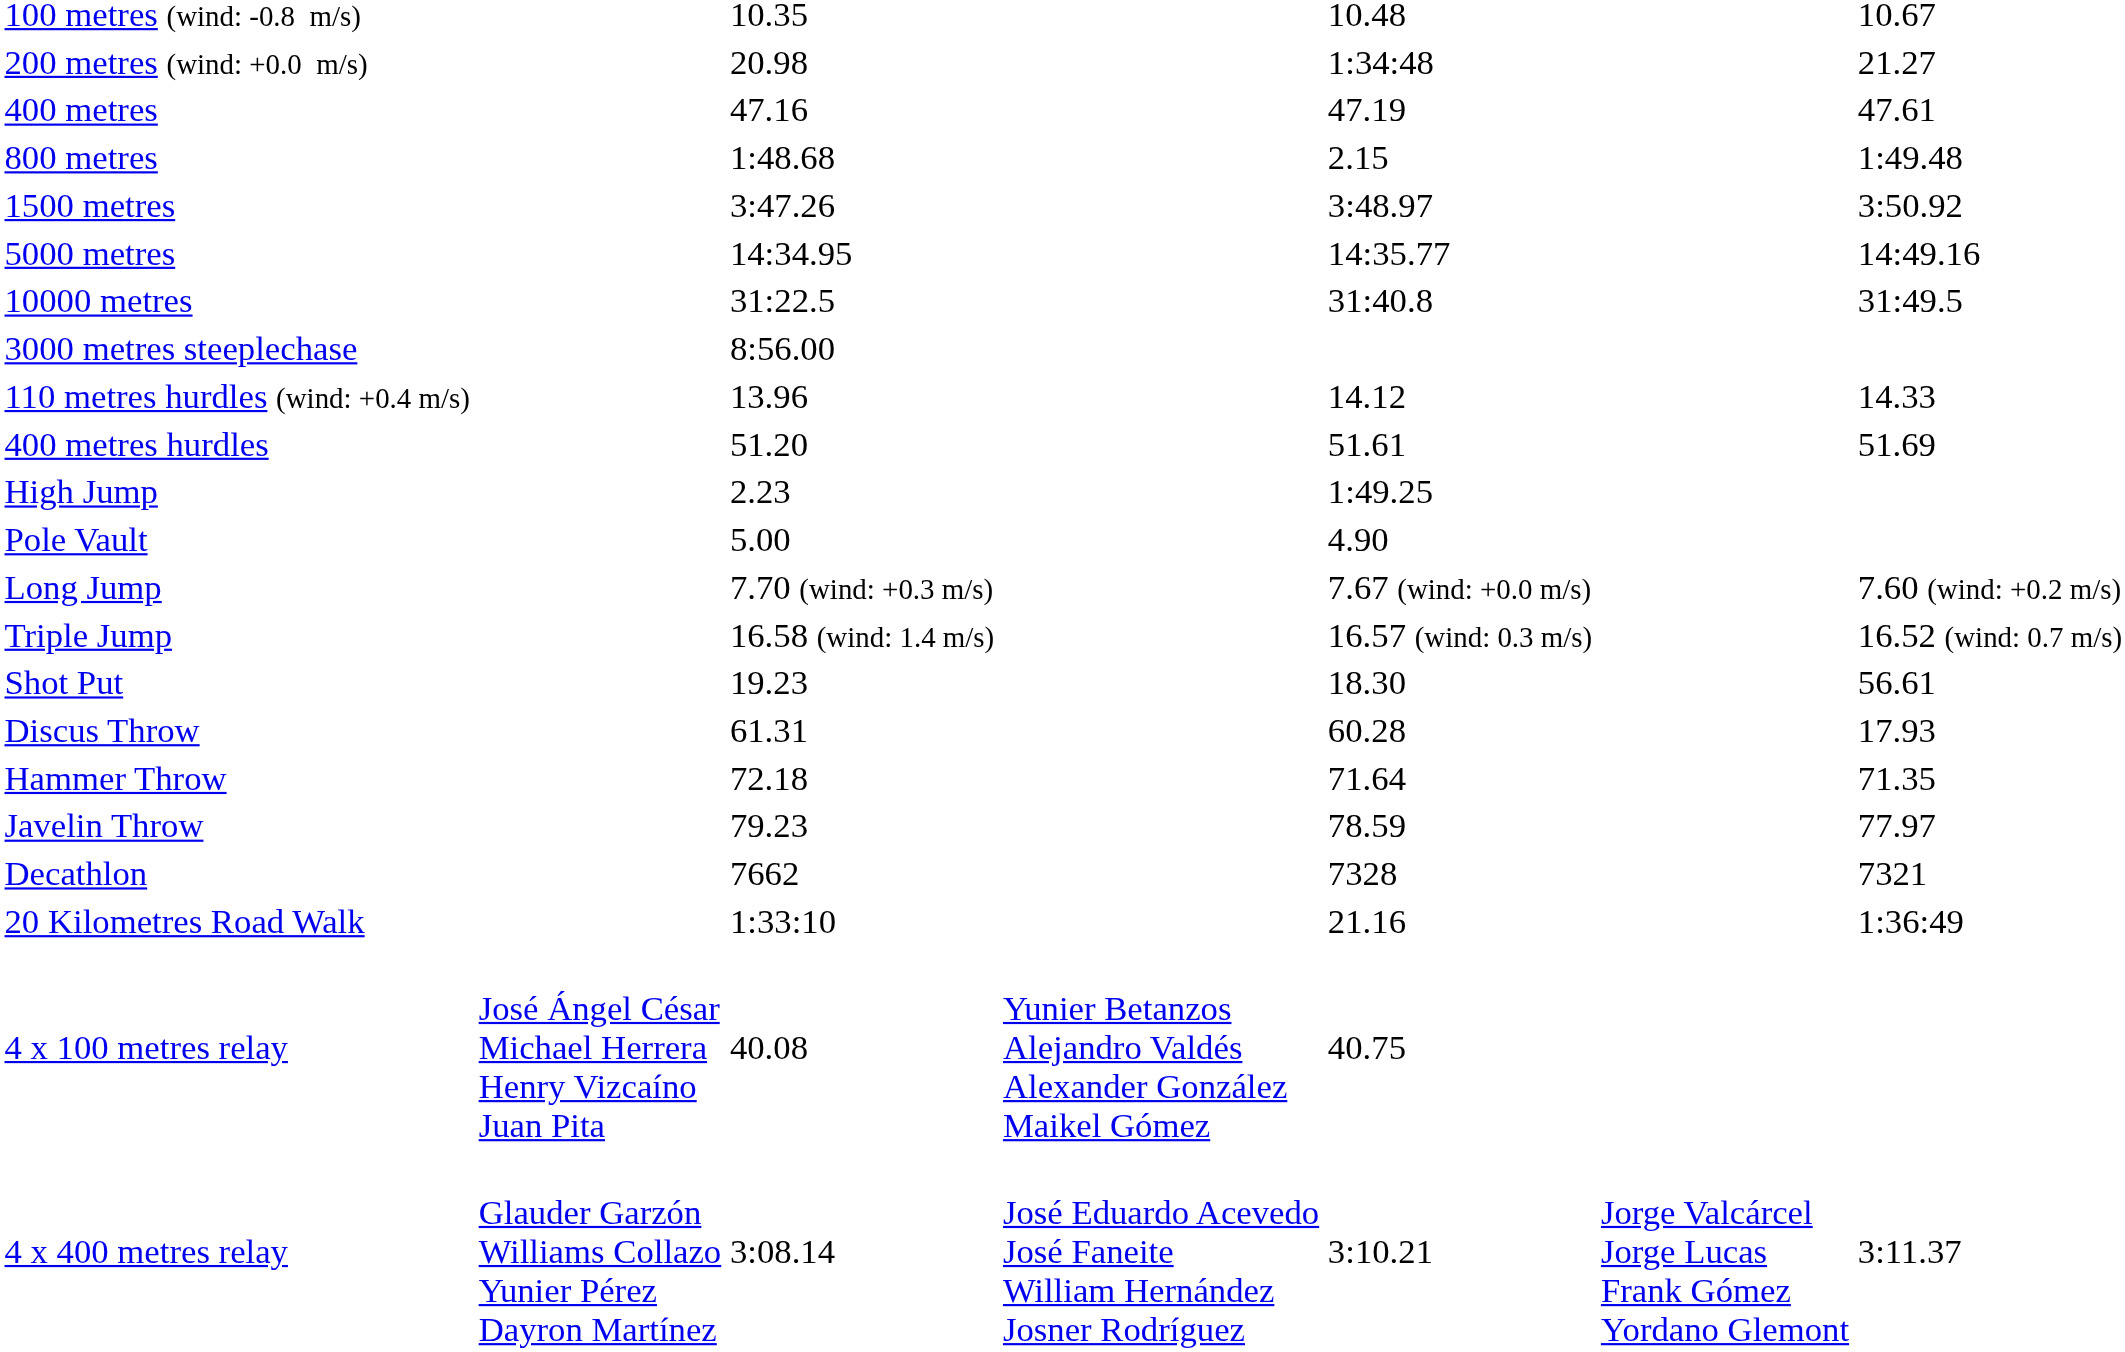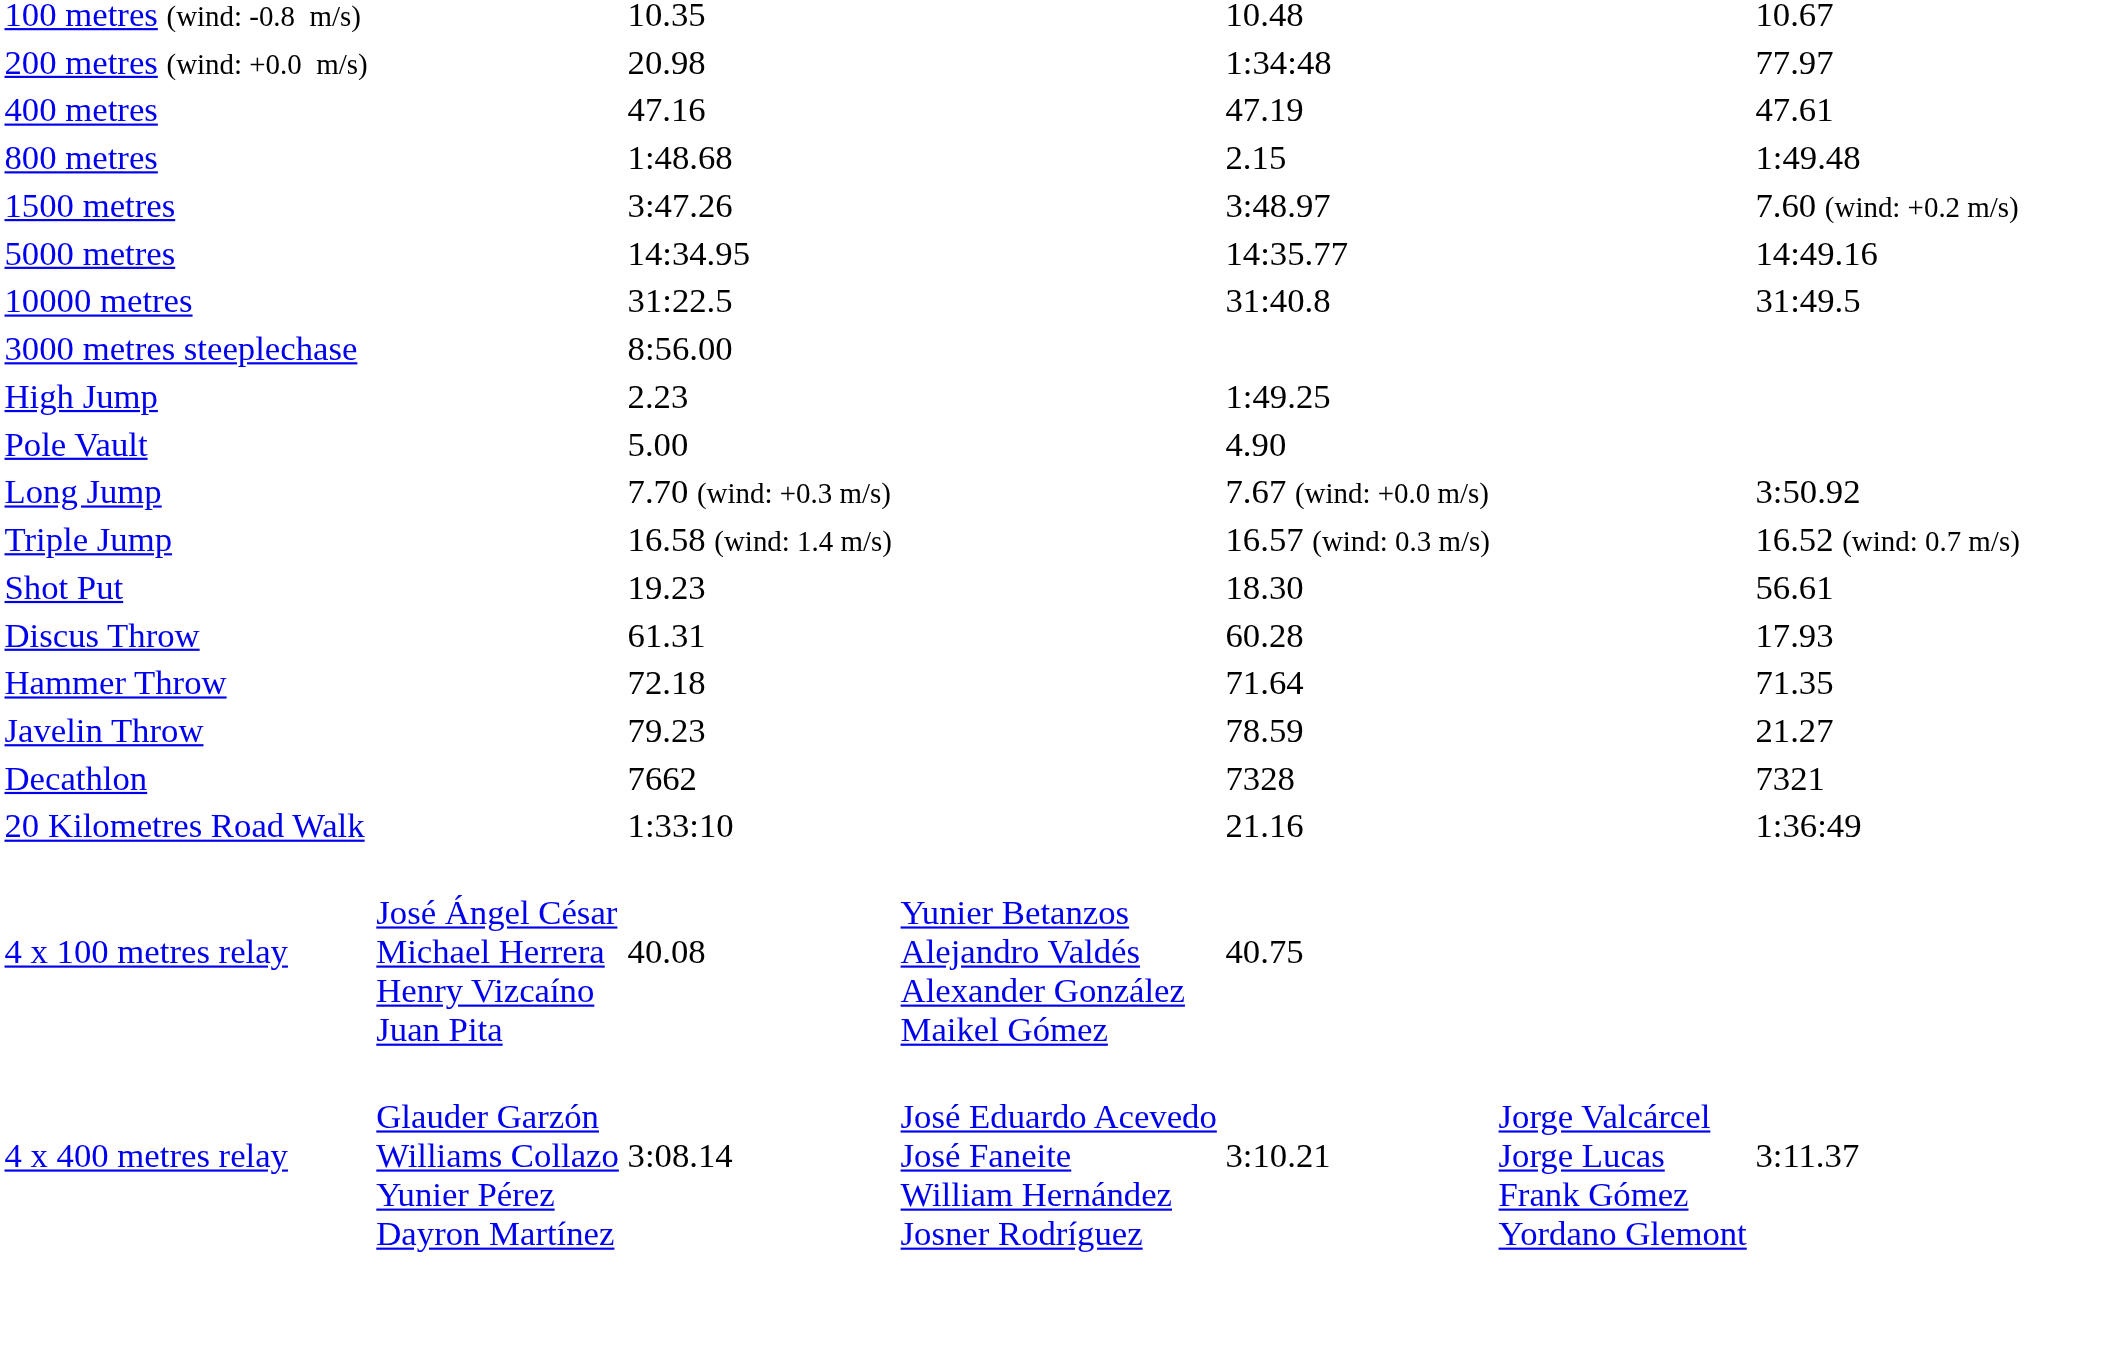(1897, 62) 21.27 -> (1794, 62) 77.97
(1910, 205) 3:50.92 -> (1887, 205) 7.60 (wind: +0.2 m/s)
- row: (237, 396)
- row: (137, 444)
(1989, 587) 7.60 (wind: +0.2 m/s) -> (1808, 491) 3:50.92
(1897, 826) 77.97 -> (1794, 730) 21.27
